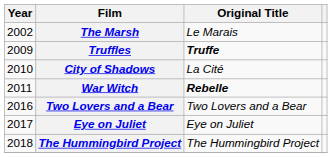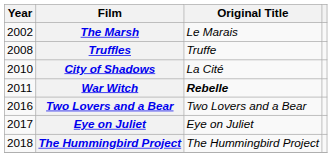(20, 50) 2009 -> (20, 50) 2008
(203, 50) bold -> (201, 50) normal
